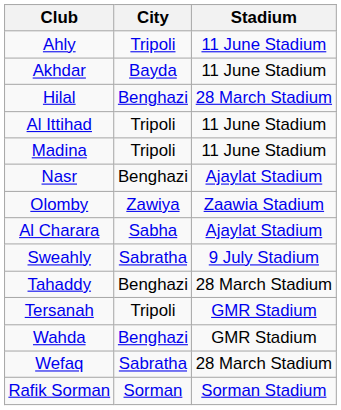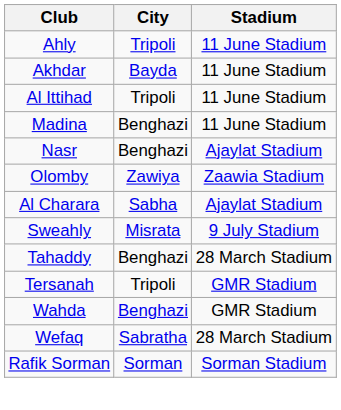- row: (59, 97)
(153, 151) Tripoli -> (153, 124) Benghazi
(153, 257) Sabratha -> (153, 230) Misrata
